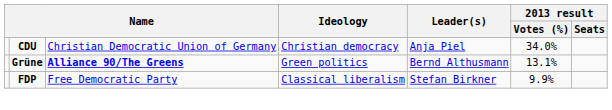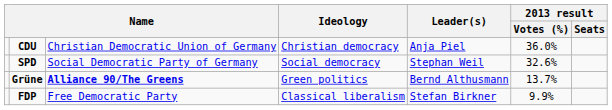(541, 46) 34.0% -> (541, 46) 36.0%
+ row: (27, 63)
(541, 63) 13.1% -> (541, 80) 13.7%
